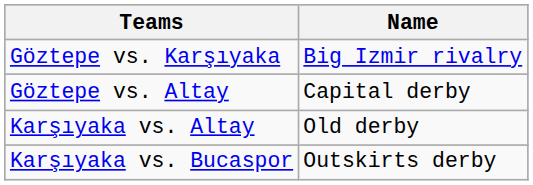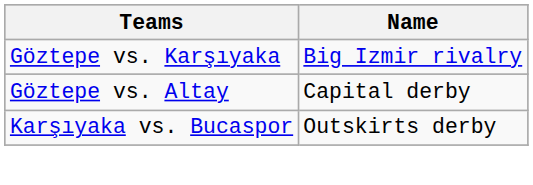- row: (132, 127)
